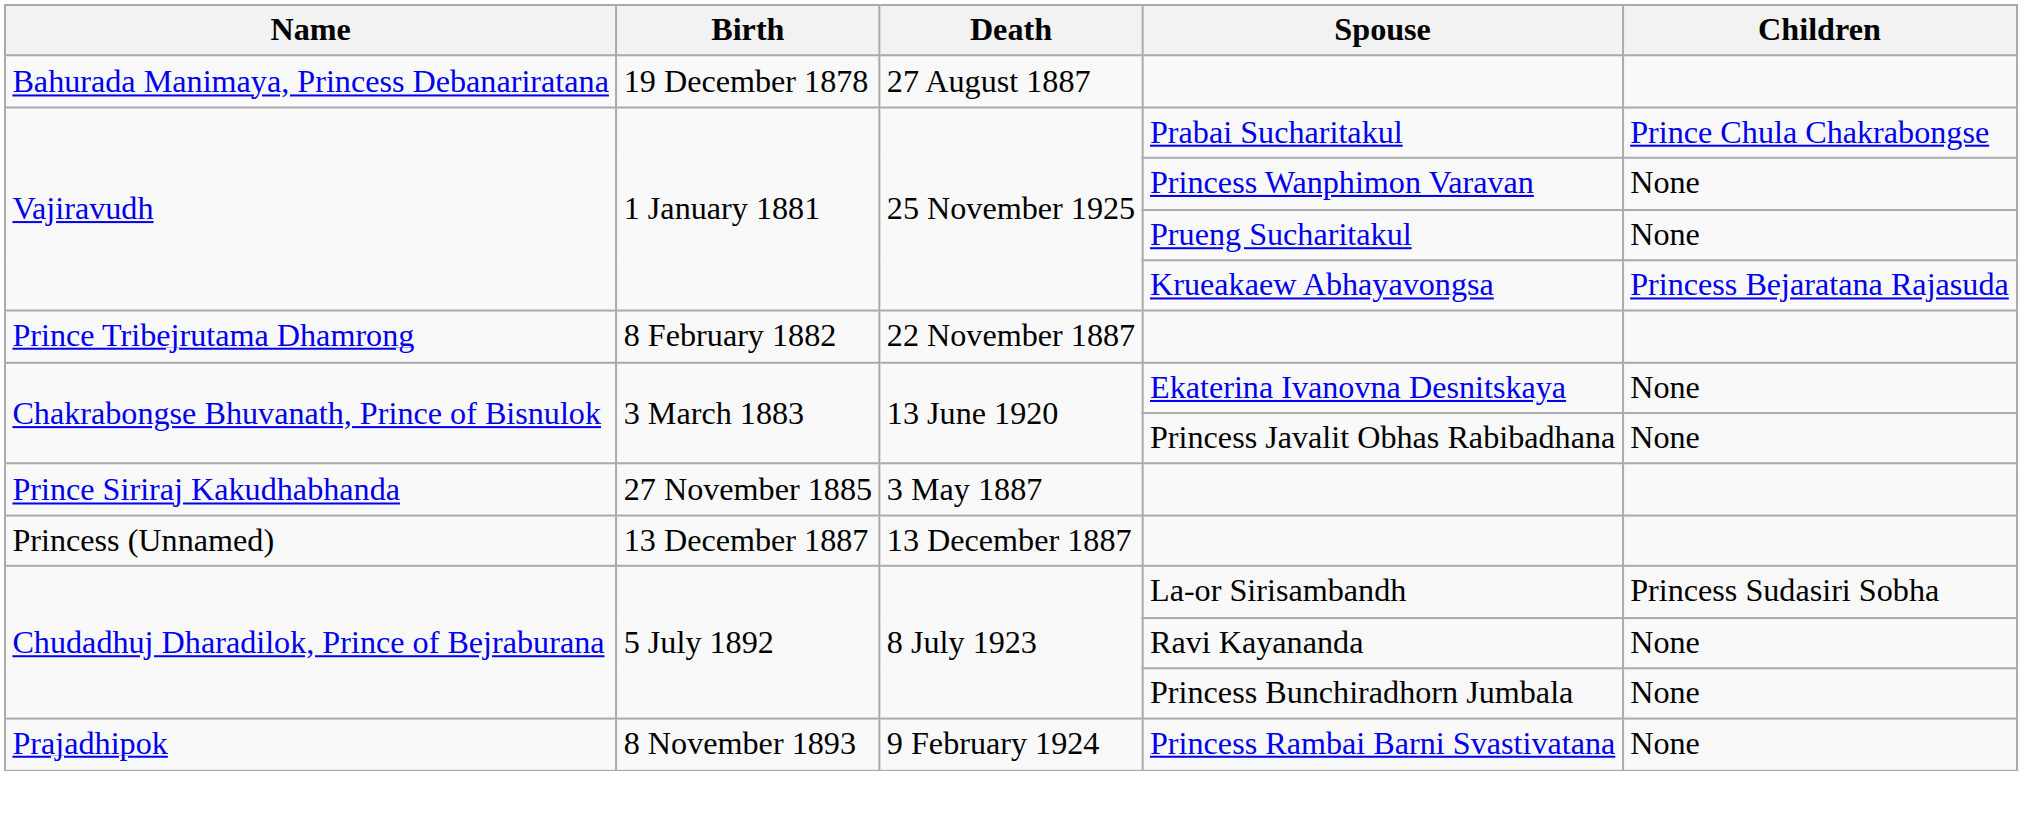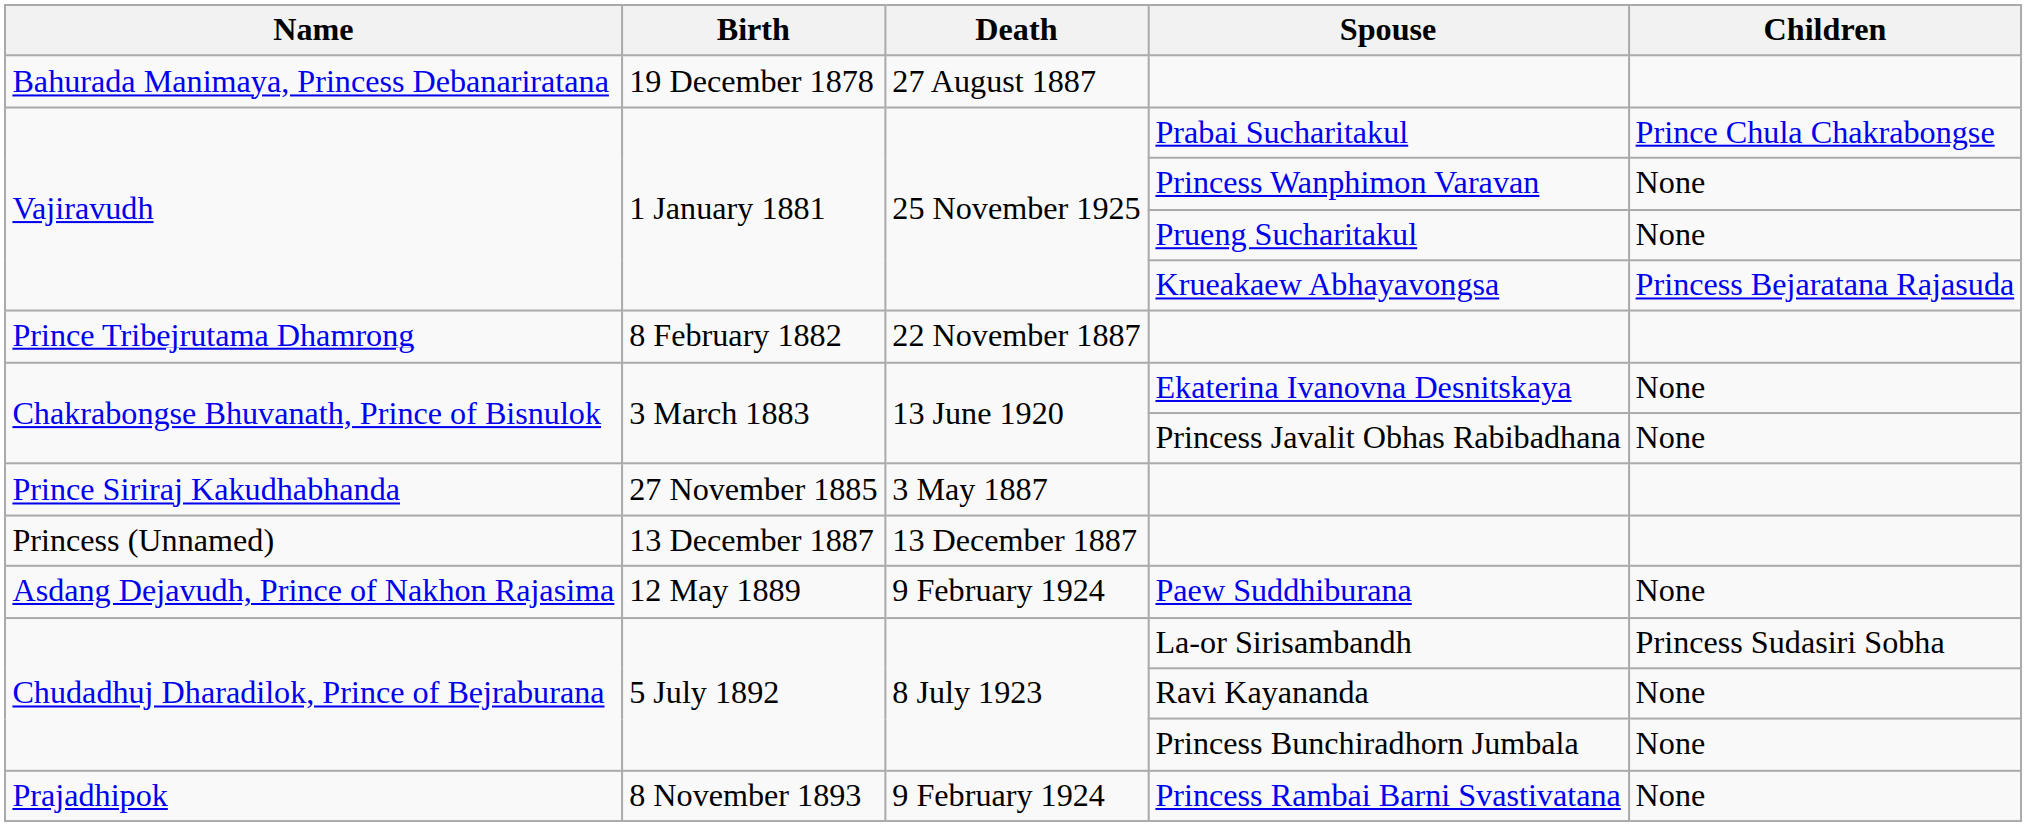+ row: (313, 591)
